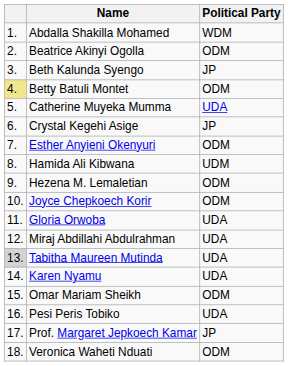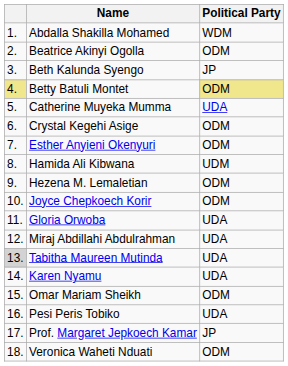(216, 88) no background -> (216, 88) khaki background
(209, 126) JP -> (216, 126) ODM
